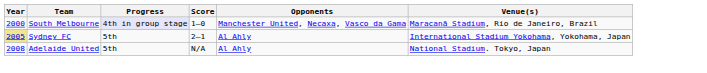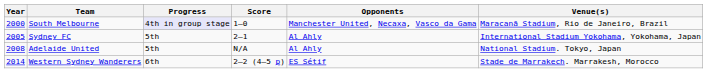(16, 36) khaki background -> (16, 36) no background
+ row: (85, 62)
